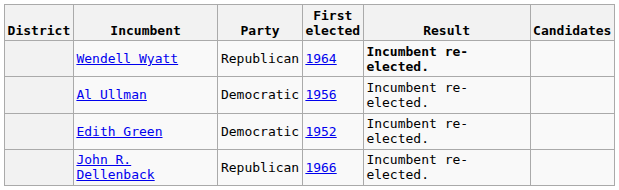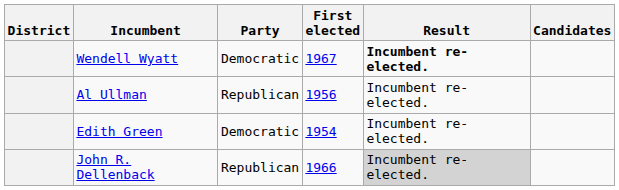(260, 59) Republican -> (260, 59) Democratic
(321, 59) 1964 -> (321, 59) 1967
(260, 95) Democratic -> (260, 95) Republican
(321, 131) 1952 -> (321, 131) 1954
(417, 167) no background -> (417, 167) lightgrey background
